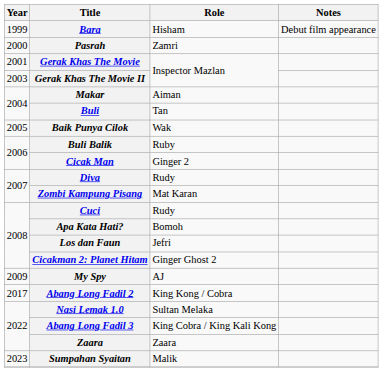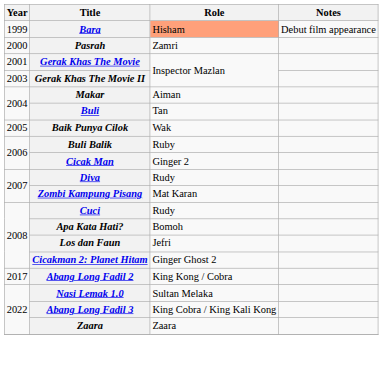(169, 29) no background -> (169, 29) lightsalmon background
- row: (90, 276)
- row: (90, 359)
